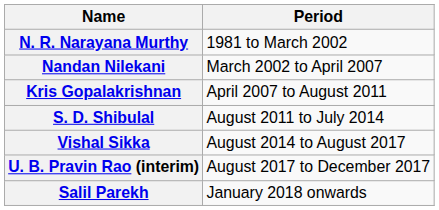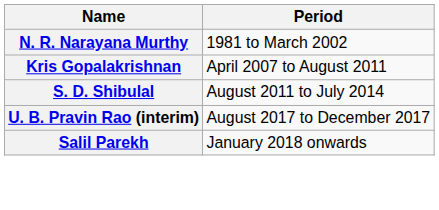- row: (104, 67)
- row: (104, 142)
